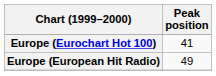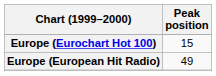(187, 43) 41 -> (187, 43) 15
